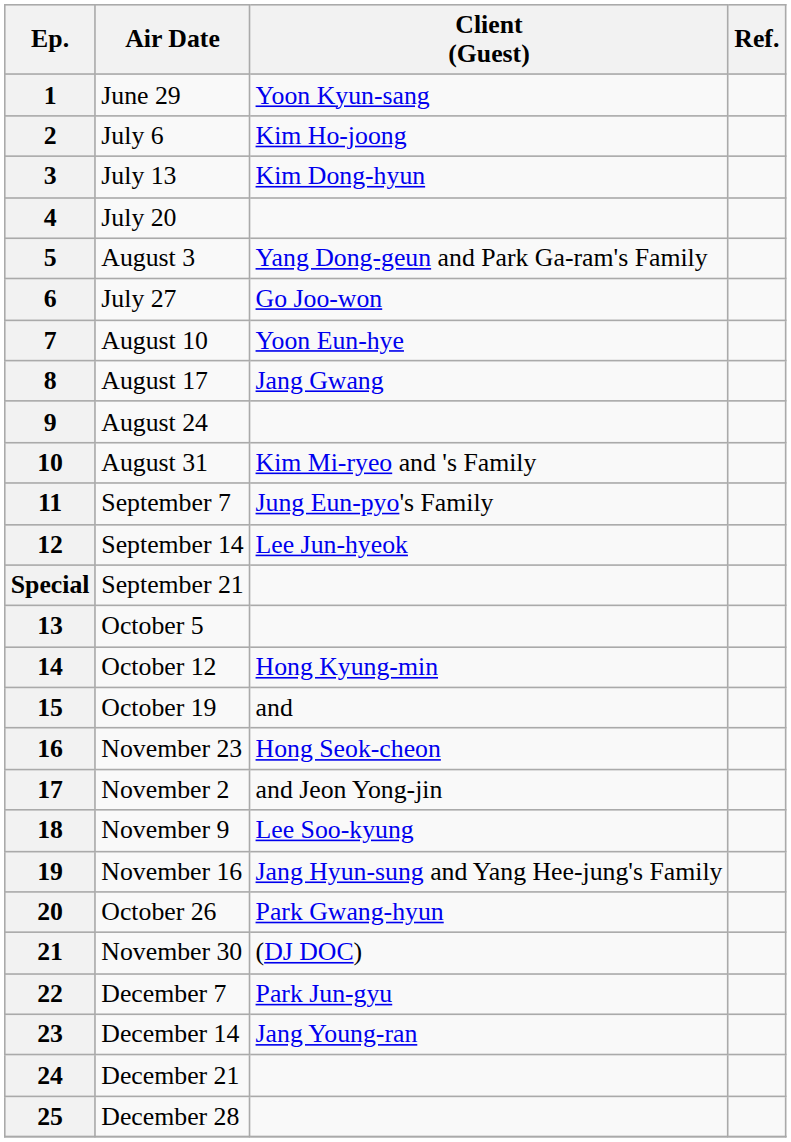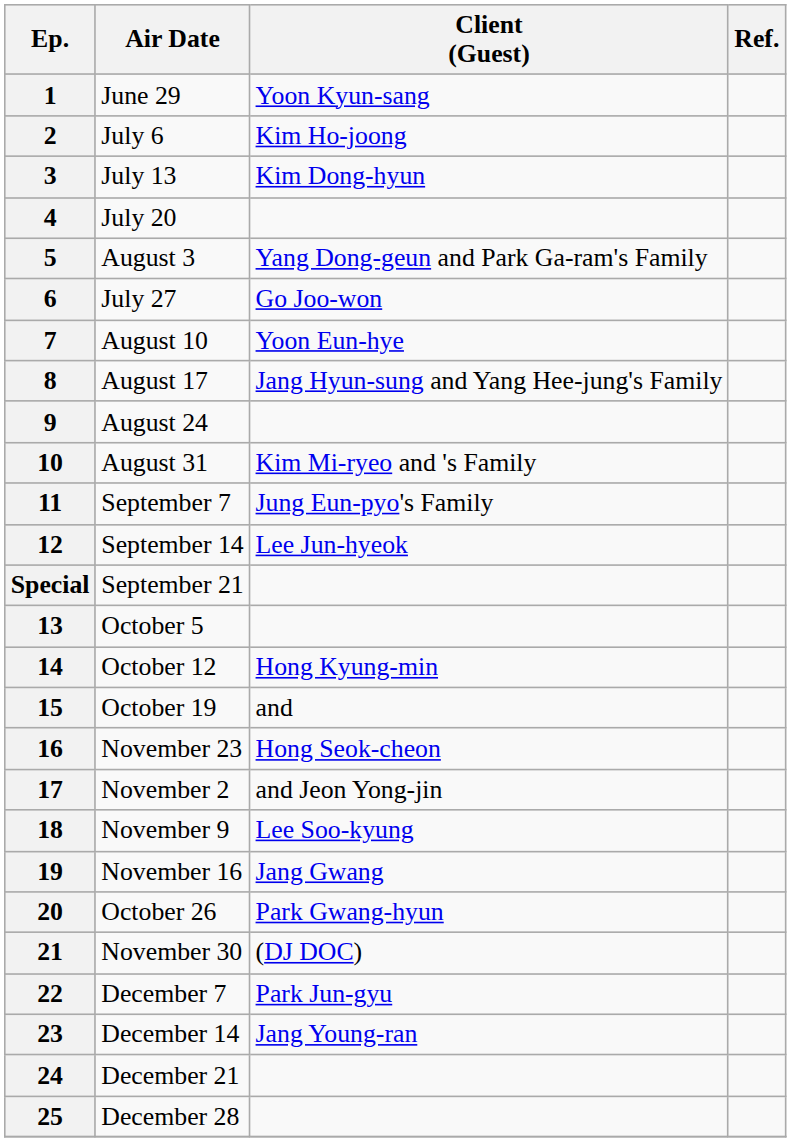(320, 380) Jang Gwang -> (489, 380) Jang Hyun-sung and Yang Hee-jung's Family
(489, 870) Jang Hyun-sung and Yang Hee-jung's Family -> (320, 870) Jang Gwang
